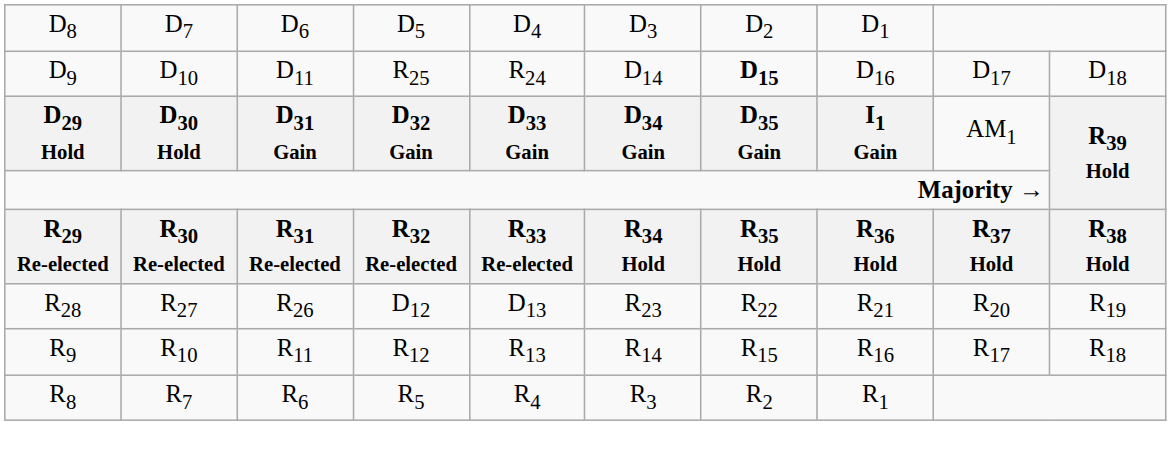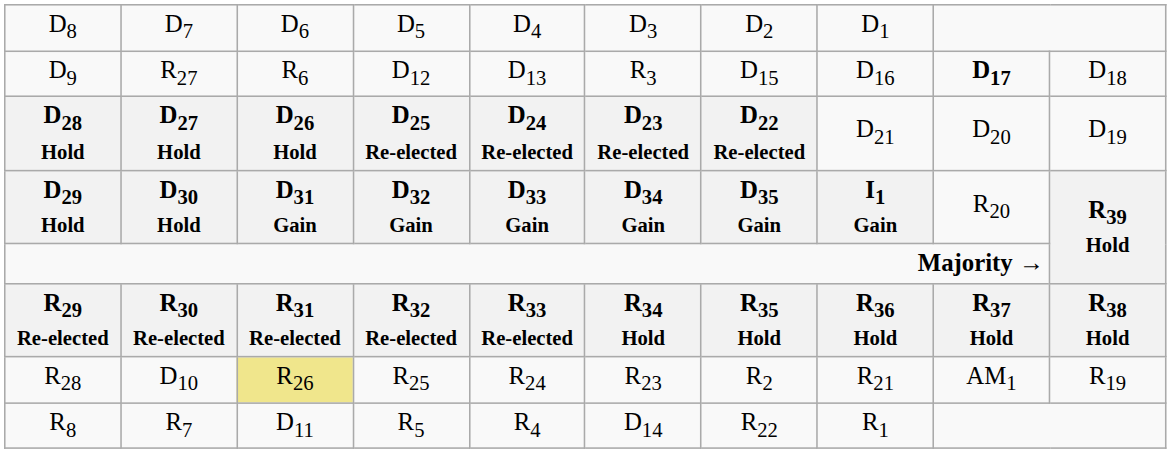(179, 73) D10 -> (179, 73) R27
(295, 73) D11 -> (295, 73) R6
(411, 73) R25 -> (411, 73) D12
(527, 73) R24 -> (527, 73) D13
(643, 73) D14 -> (643, 73) R3
(759, 73) bold -> (759, 73) normal
(991, 73) normal -> (991, 73) bold
+ row: (63, 133)
(991, 133) AM1 -> (991, 206) R20
(179, 305) R27 -> (179, 379) D10
(295, 305) no background -> (295, 379) khaki background
(411, 305) D12 -> (411, 379) R25
(527, 305) D13 -> (527, 379) R24
(759, 305) R22 -> (759, 379) R2
(991, 305) R20 -> (991, 379) AM1
- row: (63, 351)
(295, 397) R6 -> (295, 425) D11
(643, 397) R3 -> (643, 425) D14
(759, 397) R2 -> (759, 425) R22
